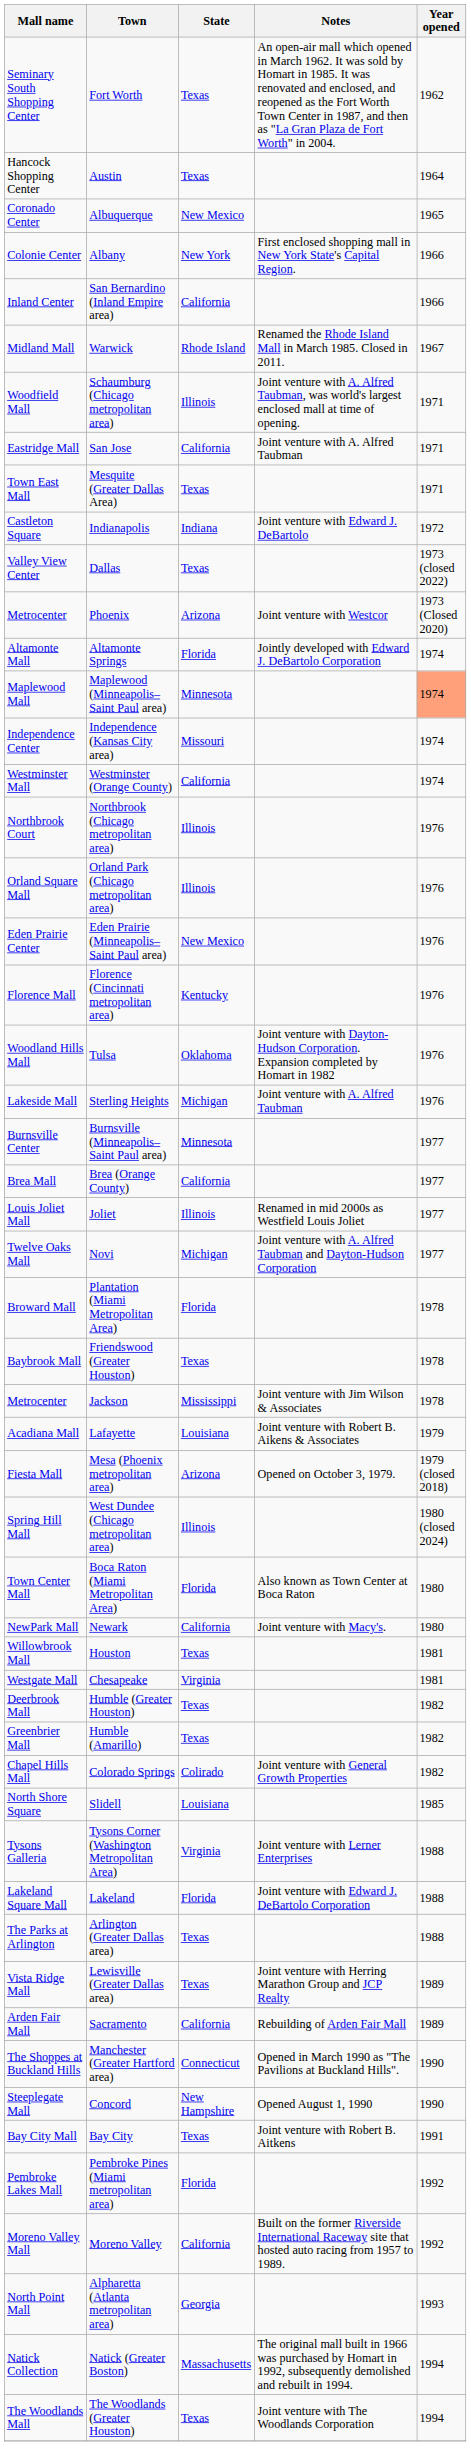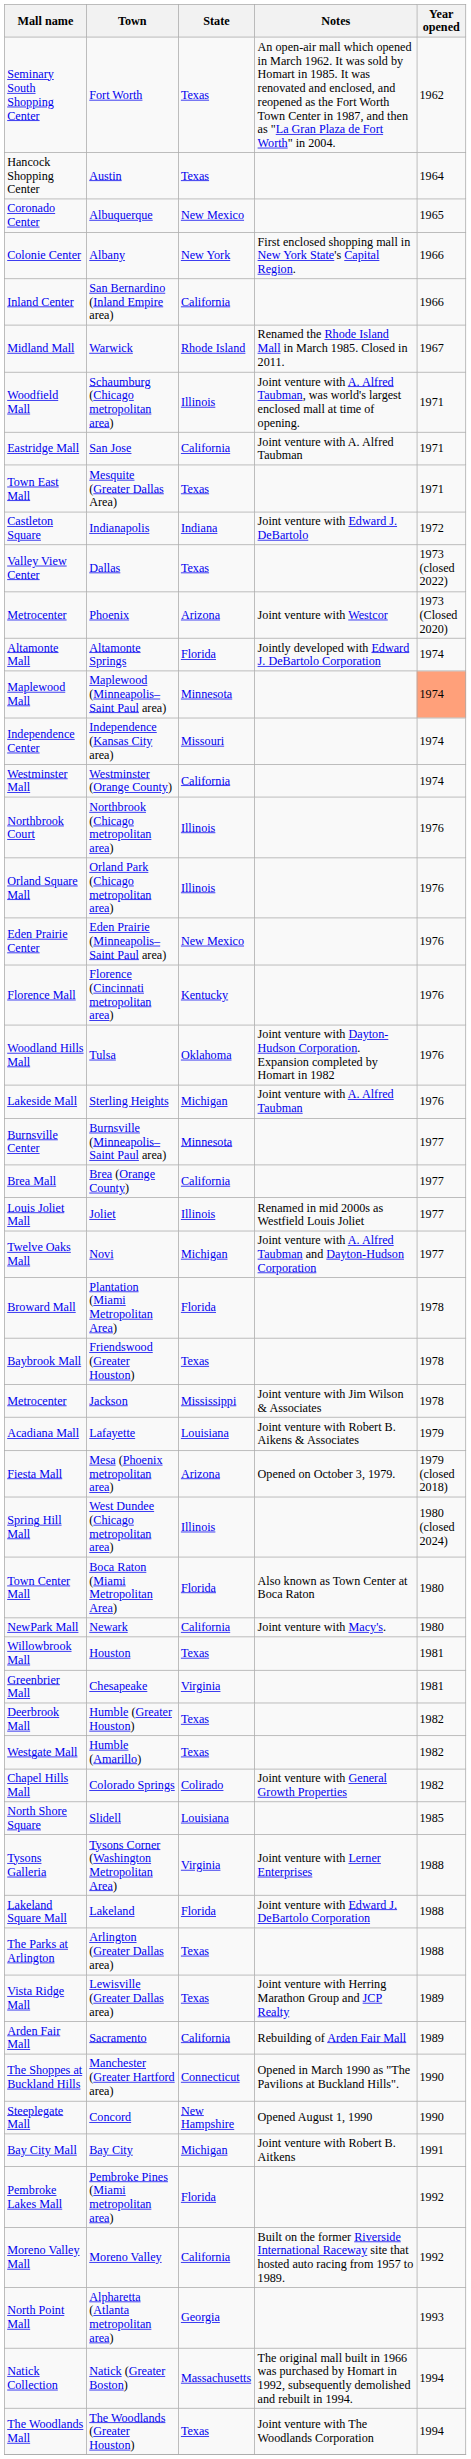(42, 1679) Westgate Mall -> (34, 1686) Greenbrier Mall
(34, 1738) Greenbrier Mall -> (42, 1752) Westgate Mall
(195, 2136) Texas -> (204, 2150) Michigan
